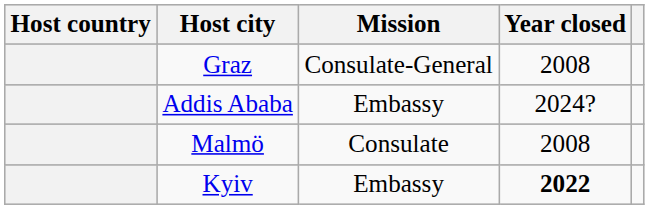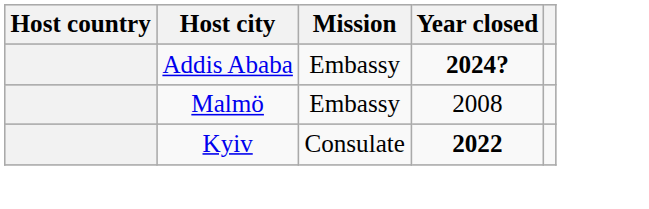- row: (228, 64)
(565, 104) normal -> (477, 64) bold
(399, 143) Consulate -> (355, 104) Embassy
(399, 183) Embassy -> (355, 143) Consulate
